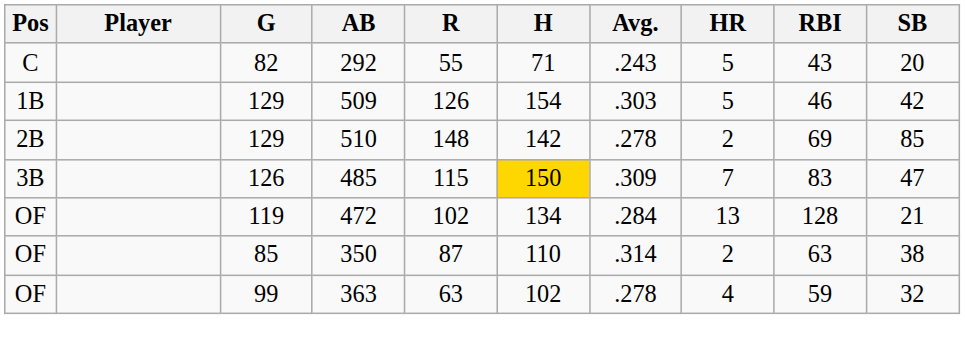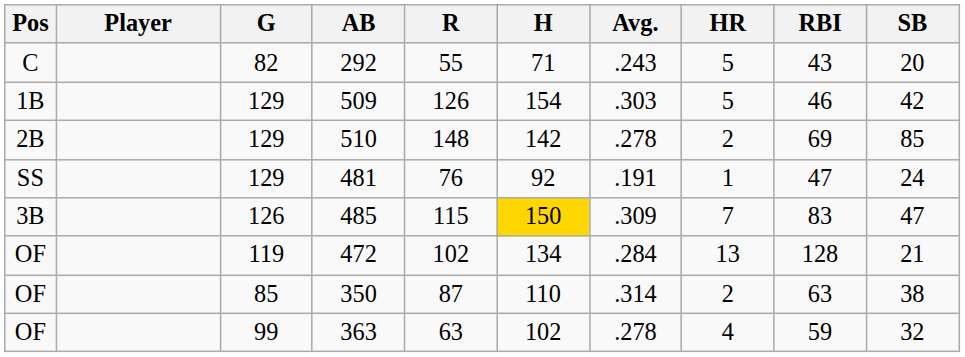+ row: (359, 178)
